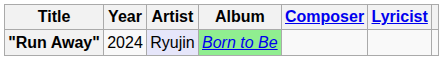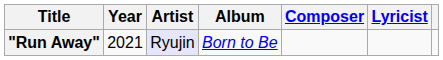(125, 42) 2024 -> (125, 42) 2021
(240, 42) lightgreen background -> (240, 42) no background
